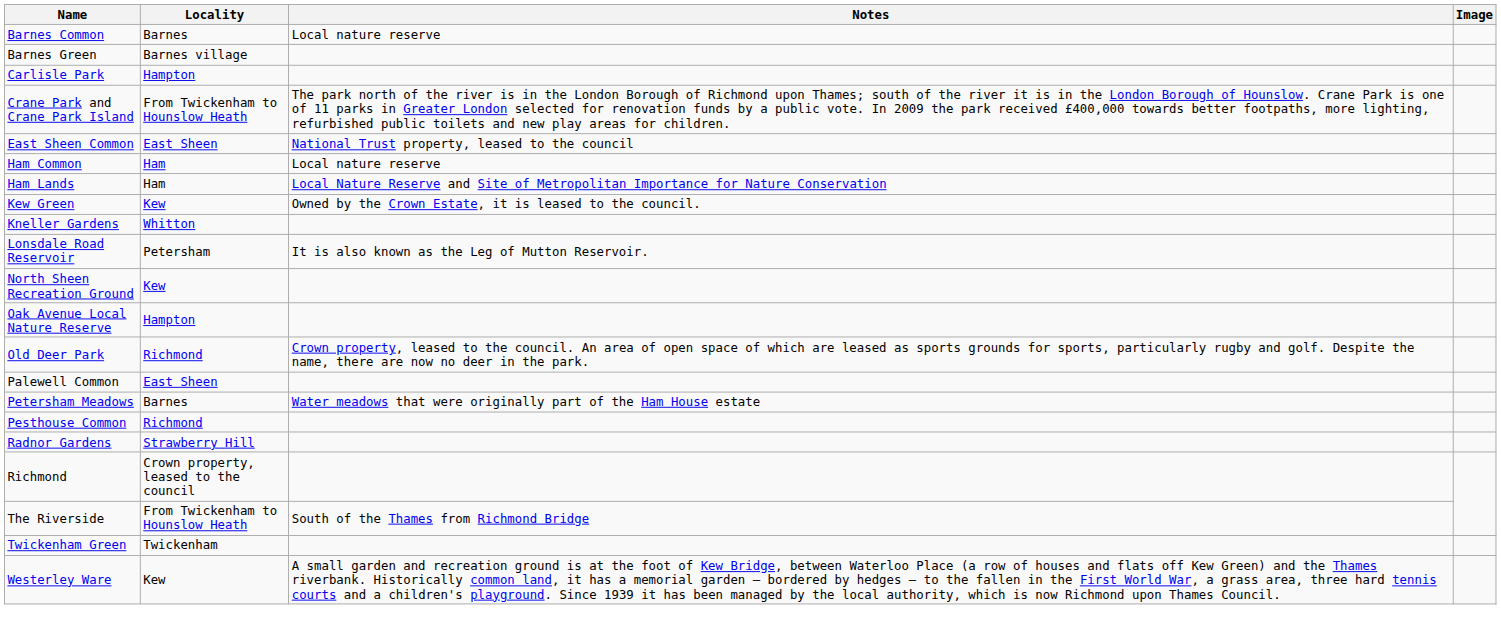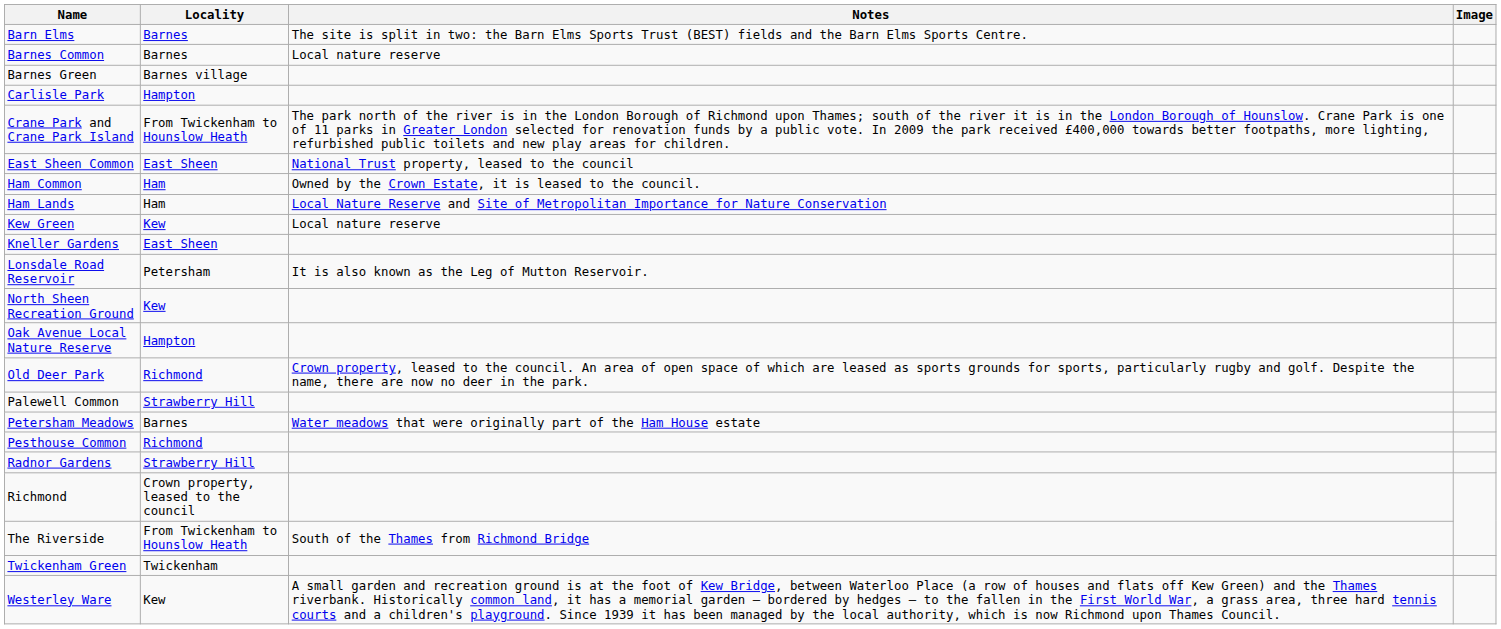+ row: (41, 35)
(366, 164) Local nature reserve -> (496, 184) Owned by the Crown Estate, it is leased to the council.
(496, 204) Owned by the Crown Estate, it is leased to the council. -> (366, 224) Local nature reserve
(169, 224) Whitton -> (180, 244) East Sheen
(180, 382) East Sheen -> (199, 402) Strawberry Hill
